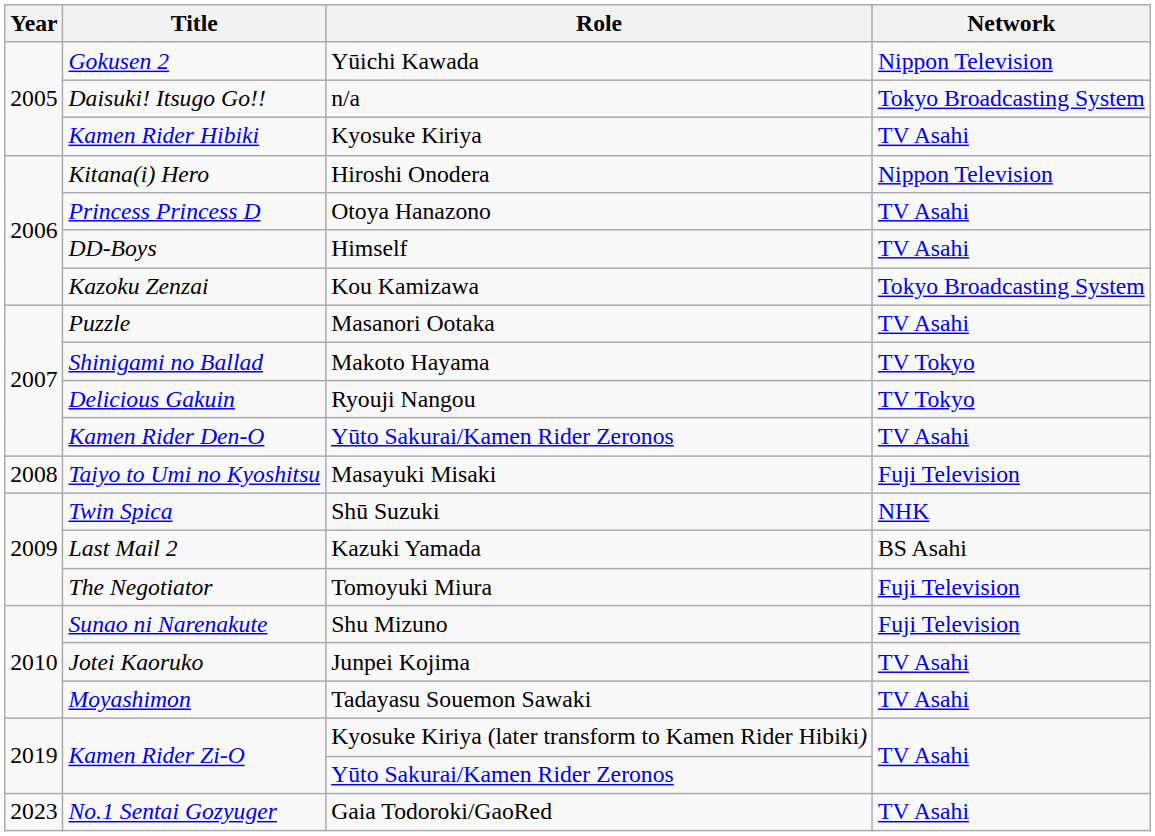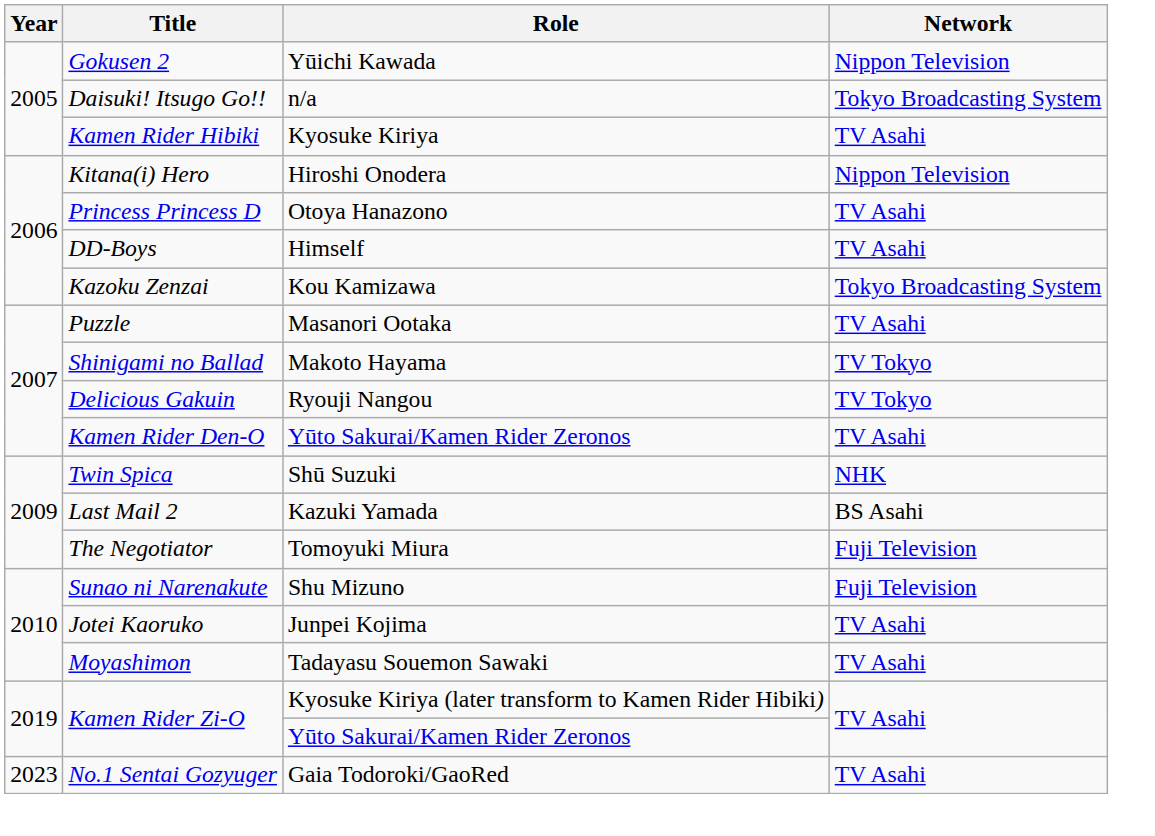- row: (194, 473)
